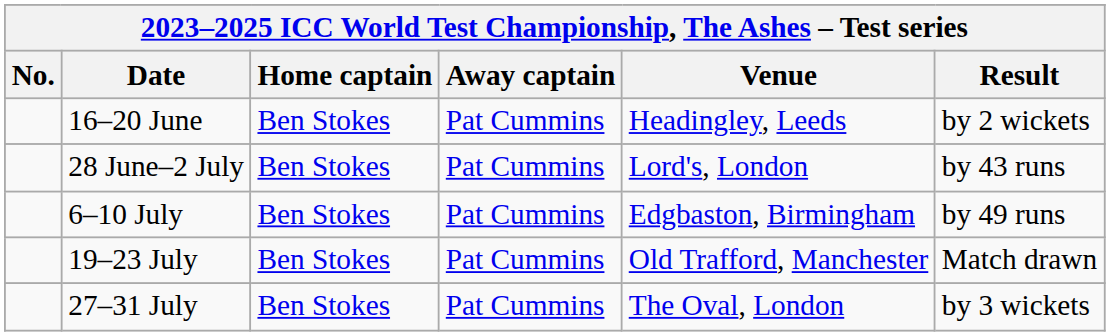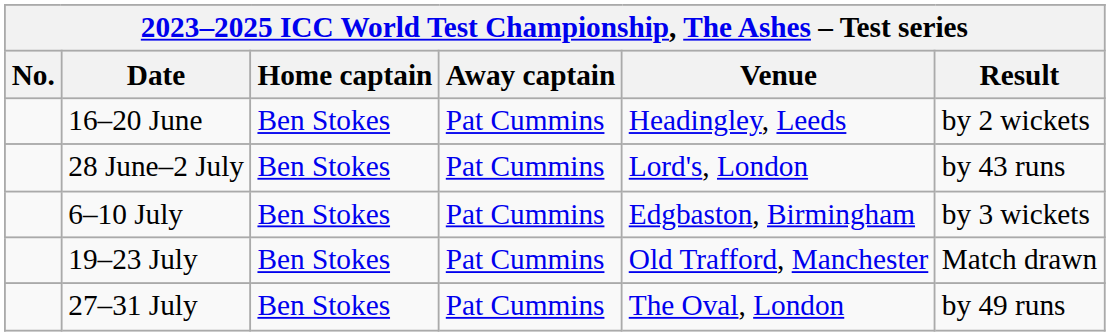(1004, 213) by 49 runs -> (1016, 213) by 3 wickets
(1016, 306) by 3 wickets -> (1004, 306) by 49 runs
